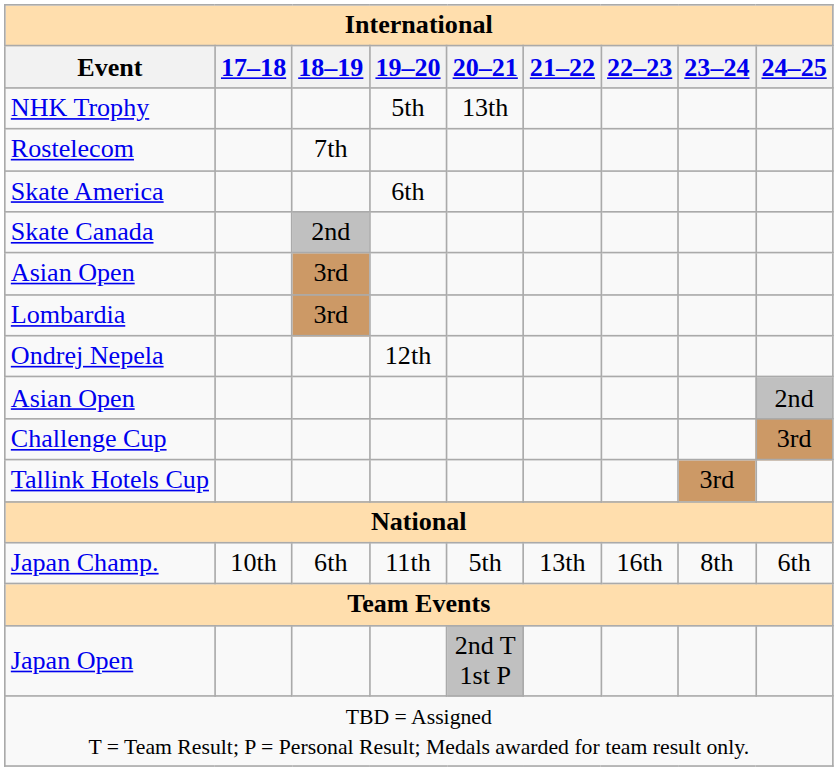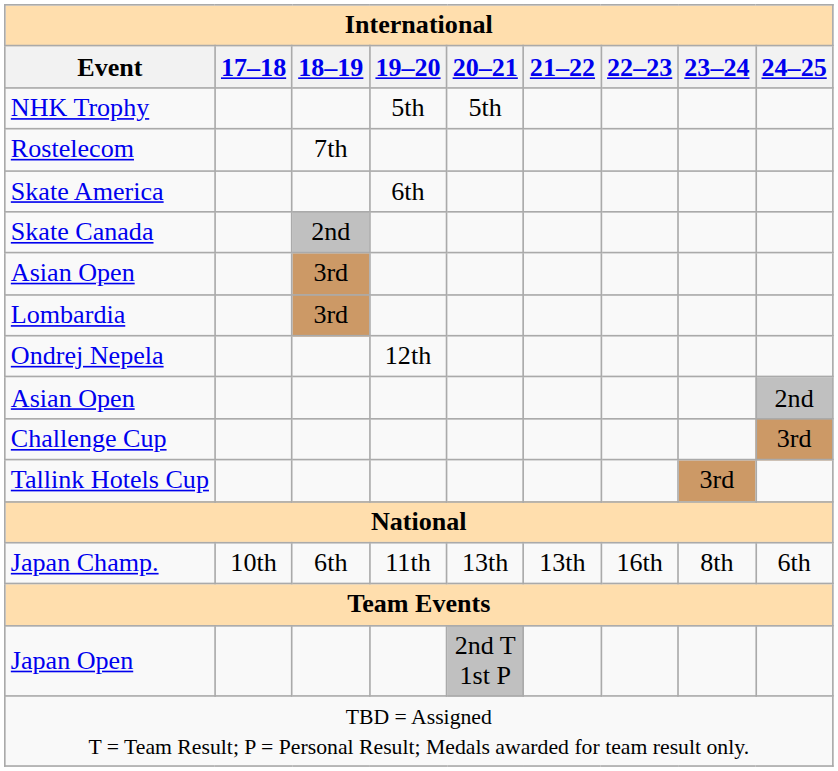(485, 107) 13th -> (485, 107) 5th
(485, 562) 5th -> (485, 562) 13th
